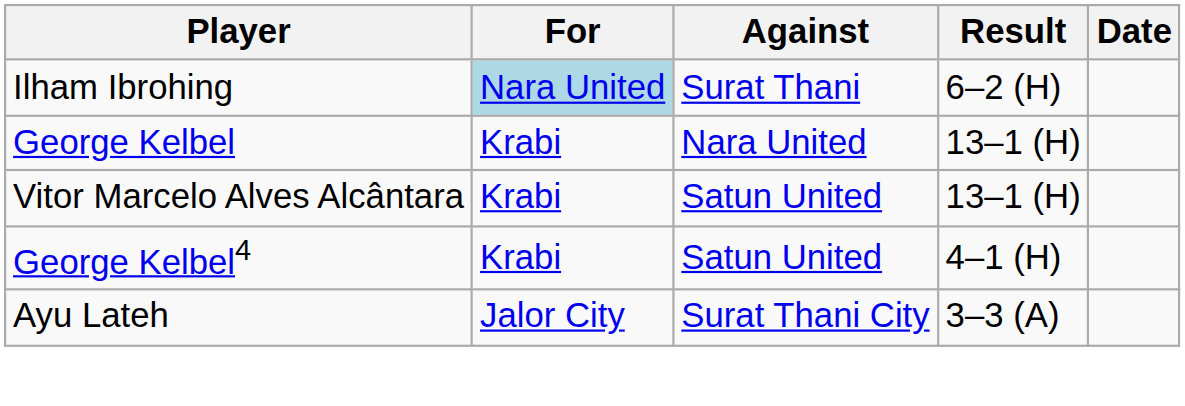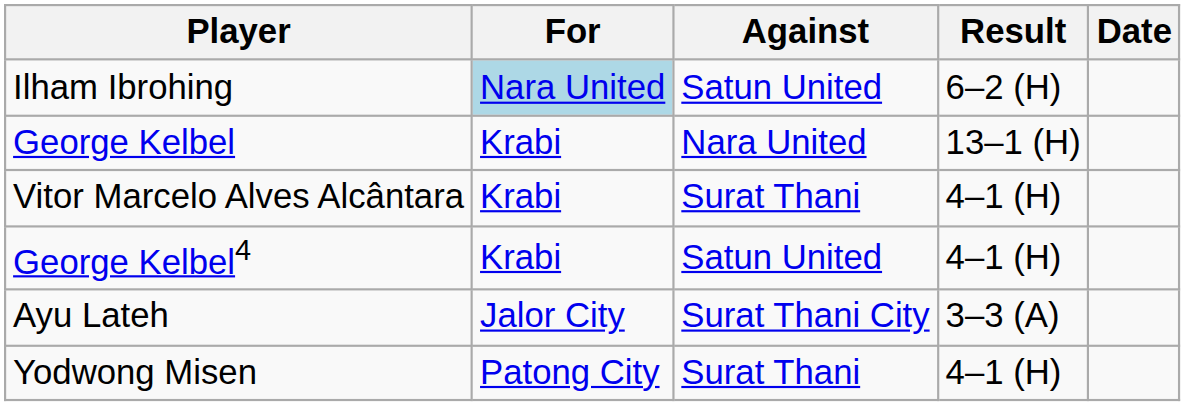(771, 87) Surat Thani -> (782, 87) Satun United
(782, 197) Satun United -> (771, 197) Surat Thani
(1013, 197) 13–1 (H) -> (1004, 197) 4–1 (H)
+ row: (135, 371)
